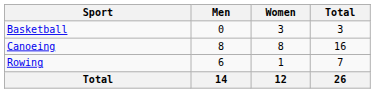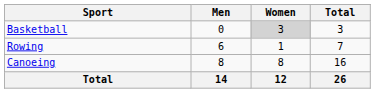(281, 30) no background -> (281, 30) lightgrey background
rows swapped: (31, 46) <-> (25, 63)
